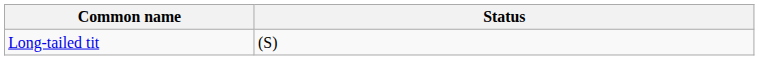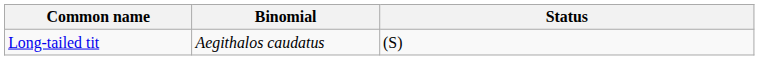+ column: (286, 17)
